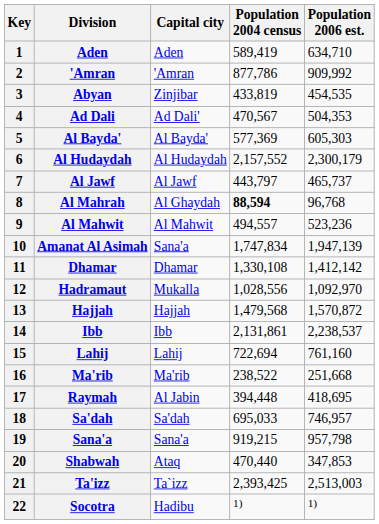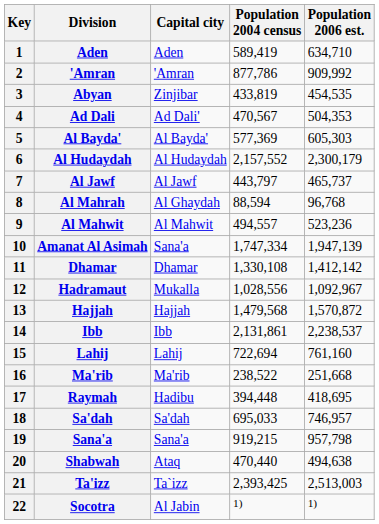(252, 203) bold -> (252, 203) normal
(260, 246) 1,747,834 -> (260, 246) 1,747,334
(335, 289) 1,092,970 -> (335, 289) 1,092,967
(177, 397) Al Jabin -> (174, 397) Hadibu
(330, 461) 347,853 -> (330, 461) 494,638
(174, 506) Hadibu -> (177, 506) Al Jabin
